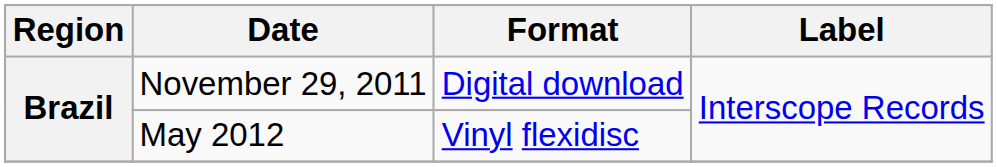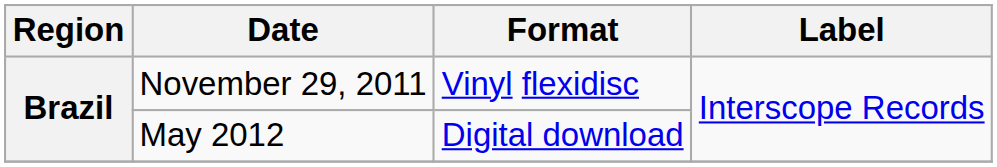(563, 82) Digital download -> (540, 82) Vinyl flexidisc
(540, 135) Vinyl flexidisc -> (563, 135) Digital download
